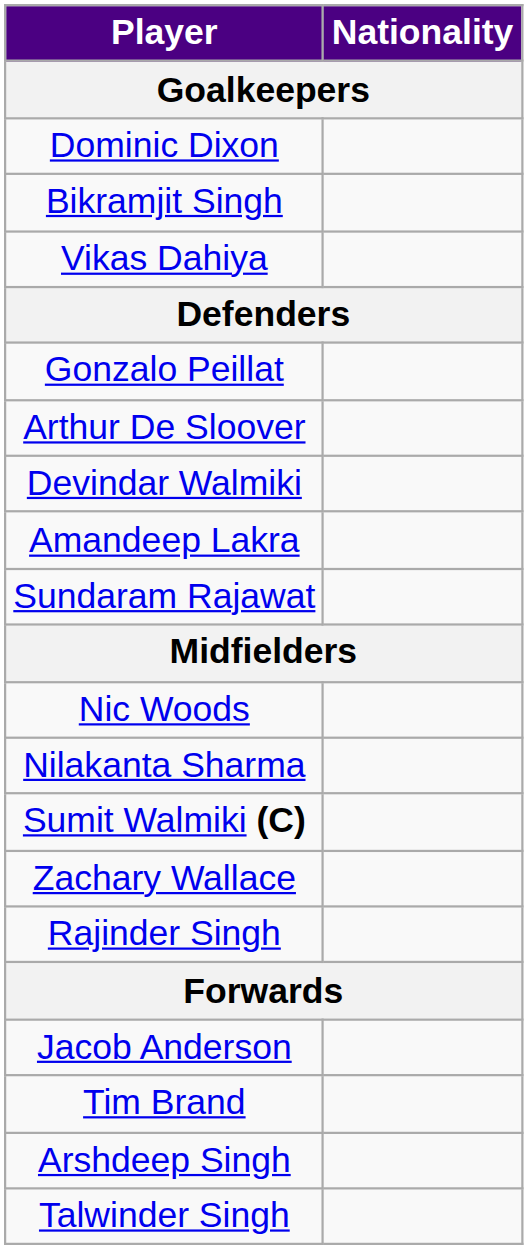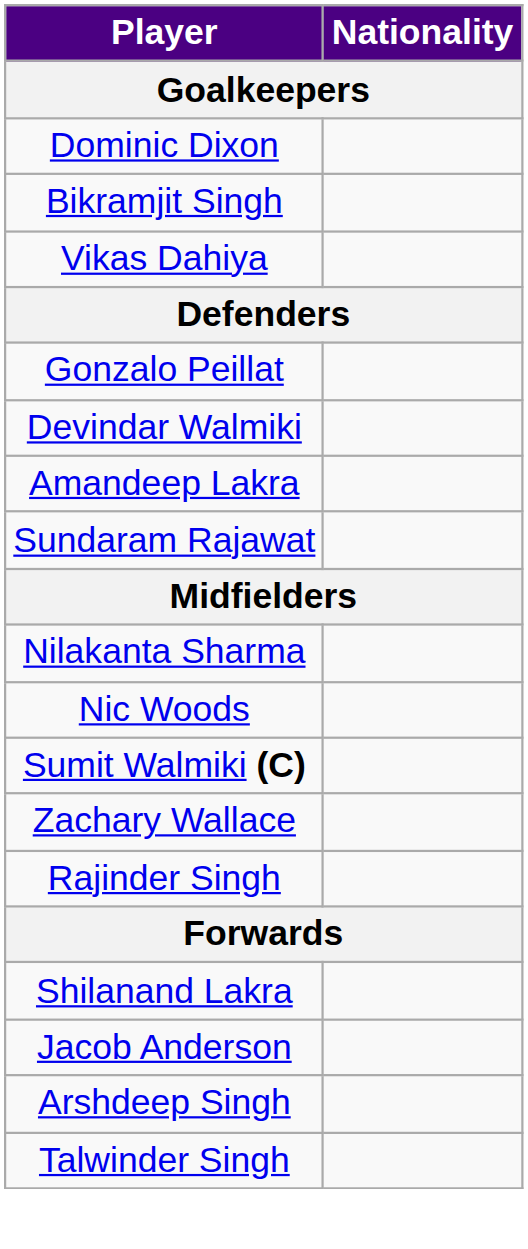- row: (164, 426)
rows swapped: (164, 764) <-> (164, 708)
+ row: (164, 990)
- row: (164, 1102)
